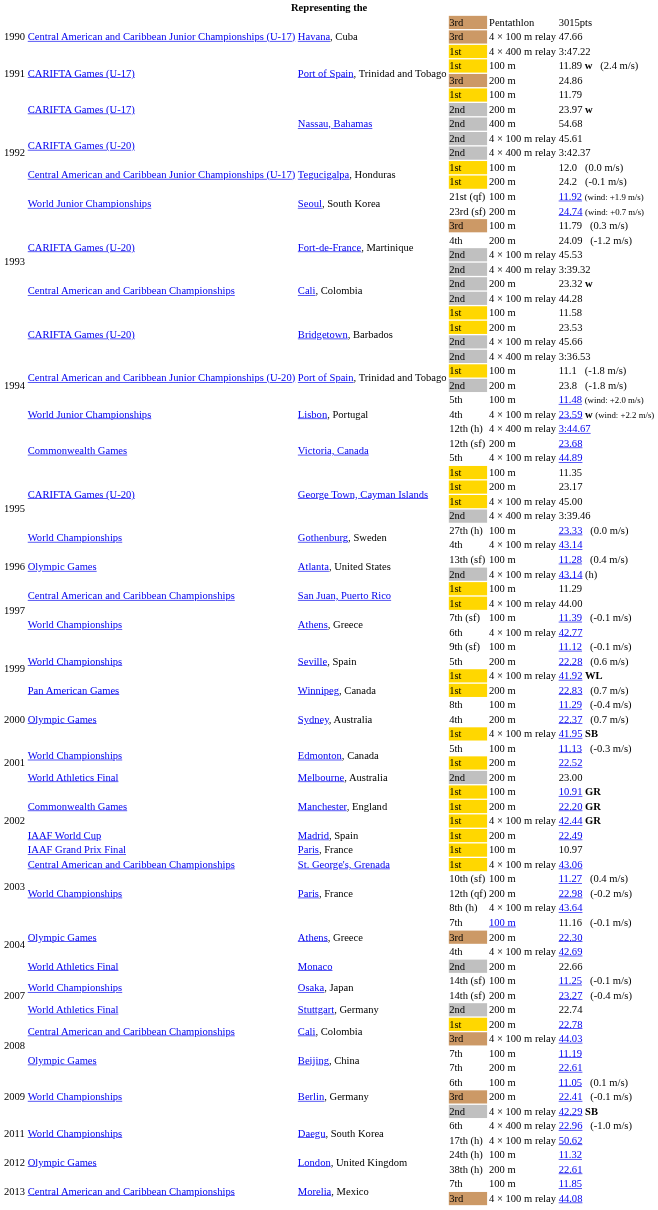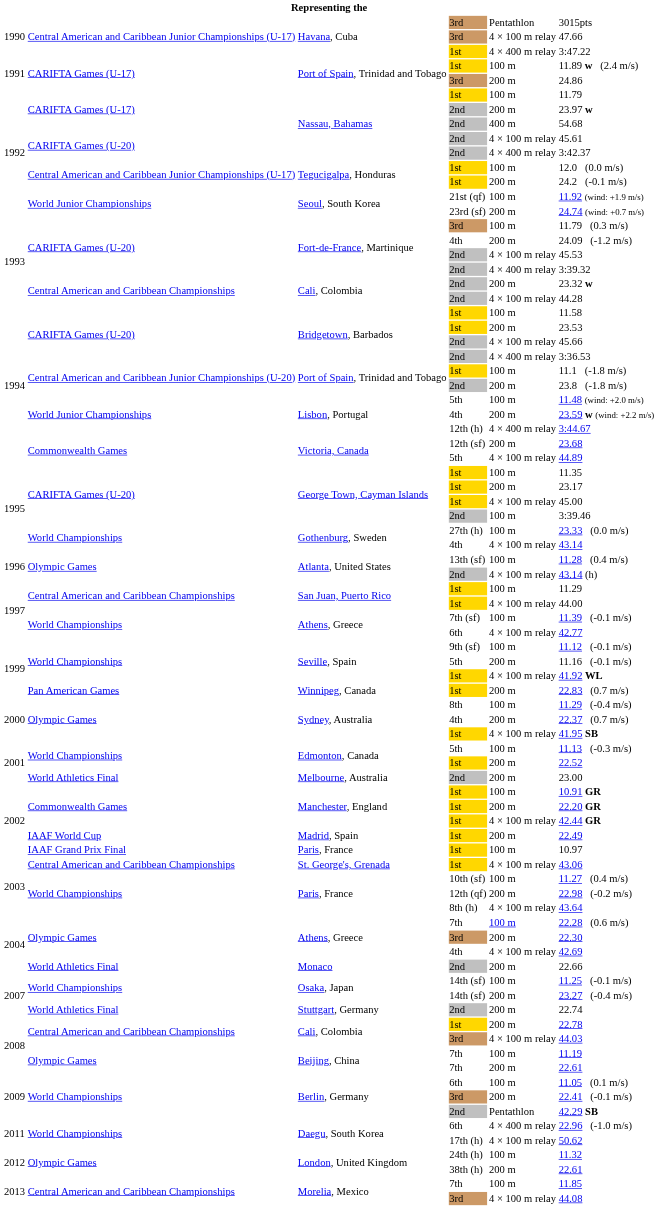(523, 414) 4 × 100 m relay -> (502, 414) 200 m
(523, 516) 4 × 400 m relay -> (502, 516) 100 m
(594, 661) 22.28 (0.6 m/s) -> (595, 661) 11.16 (-0.1 m/s)
(595, 922) 11.16 (-0.1 m/s) -> (594, 922) 22.28 (0.6 m/s)
(523, 1111) 4 × 100 m relay -> (512, 1111) Pentathlon
